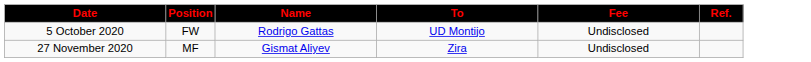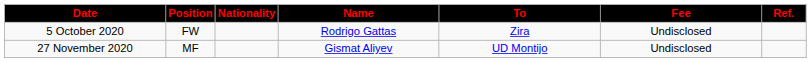+ column: (247, 14)
(457, 31) UD Montijo -> (520, 31) Zira
(457, 49) Zira -> (520, 49) UD Montijo
